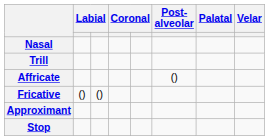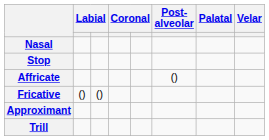rows swapped: (39, 127) <-> (39, 61)
